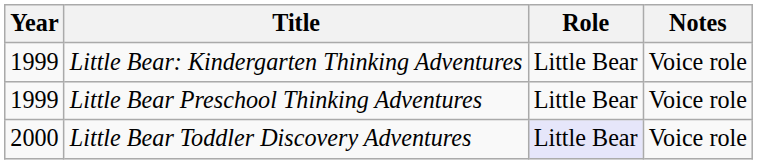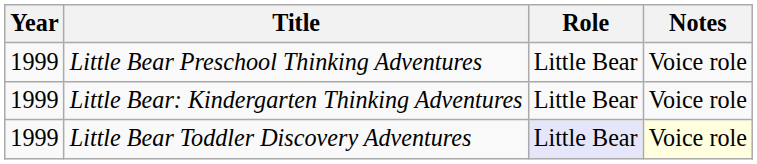rows swapped: (276, 100) <-> (296, 61)
(34, 138) 2000 -> (34, 138) 1999
(698, 138) no background -> (698, 138) lightyellow background
